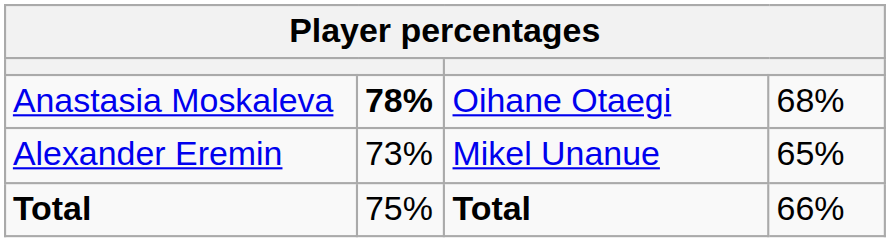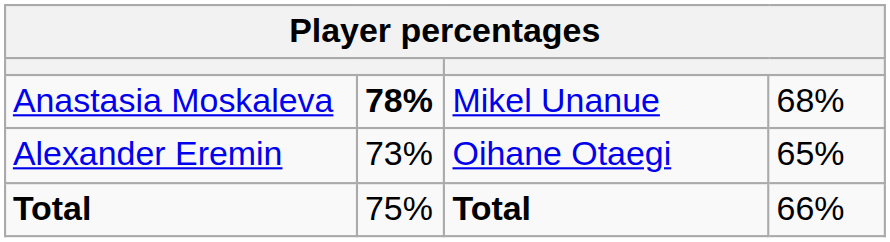(562, 100) Oihane Otaegi -> (556, 100) Mikel Unanue
(556, 154) Mikel Unanue -> (562, 154) Oihane Otaegi
